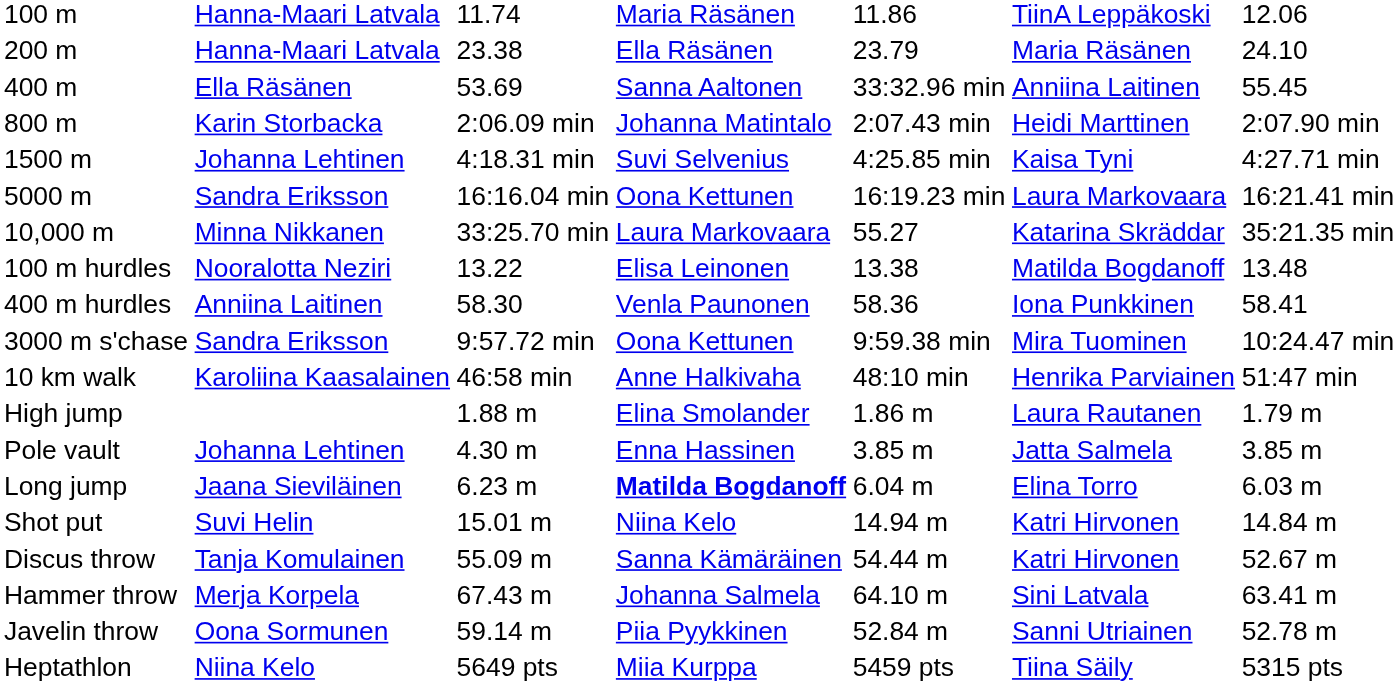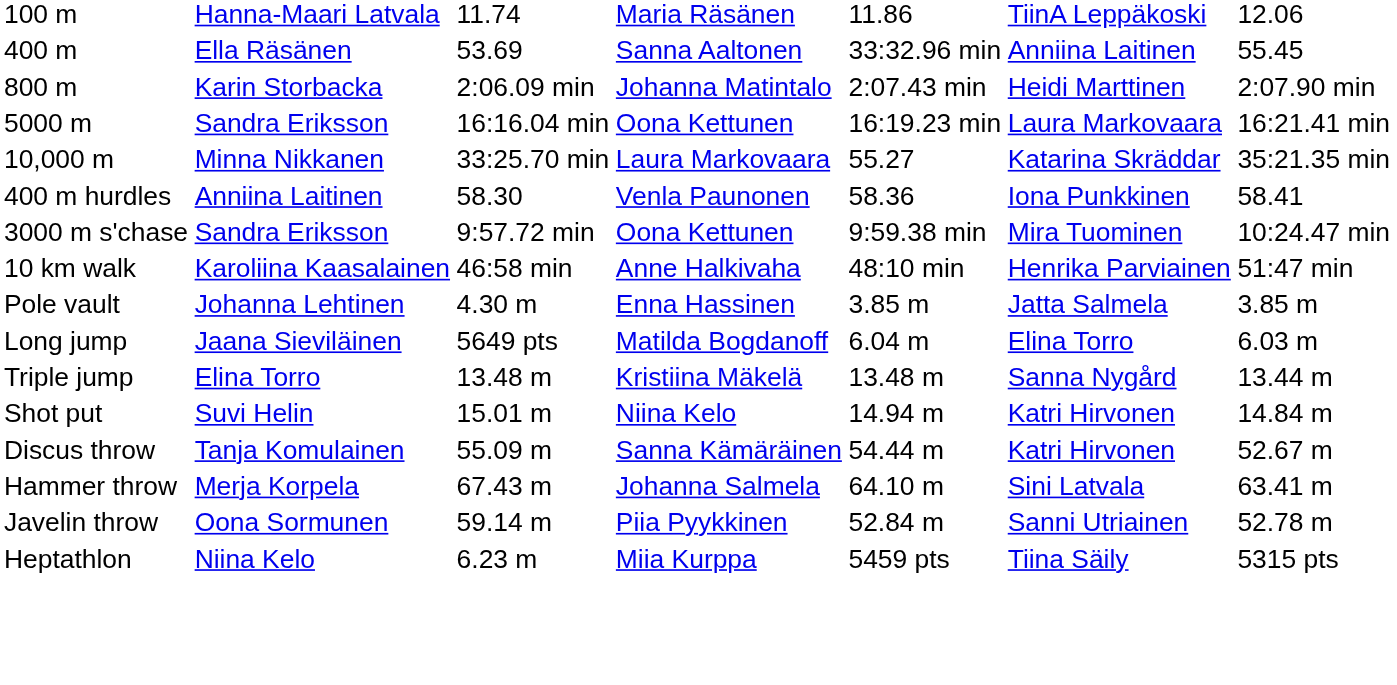- row: (41, 50)
- row: (48, 159)
- row: (88, 268)
- row: (63, 413)
(497, 486) 6.23 m -> (507, 341) 5649 pts
(731, 486) bold -> (722, 341) normal
+ row: (69, 377)
(507, 667) 5649 pts -> (497, 558) 6.23 m
